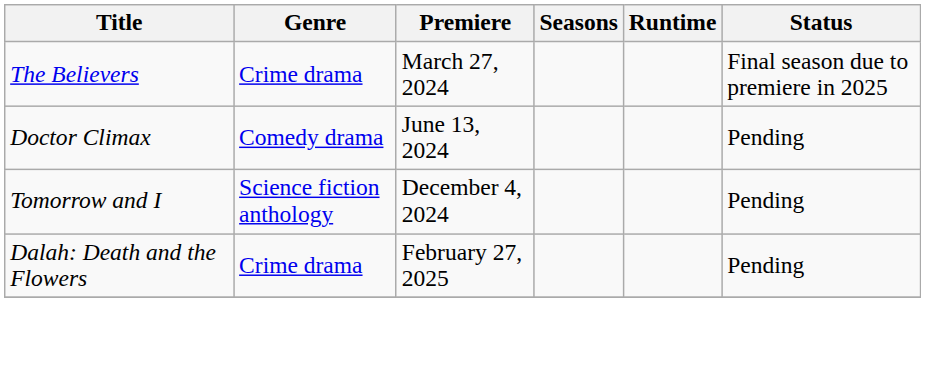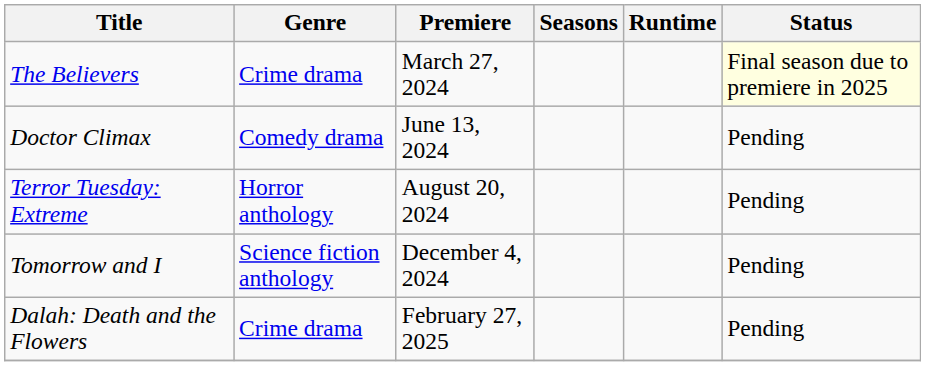(818, 73) no background -> (818, 73) lightyellow background
+ row: (85, 201)
